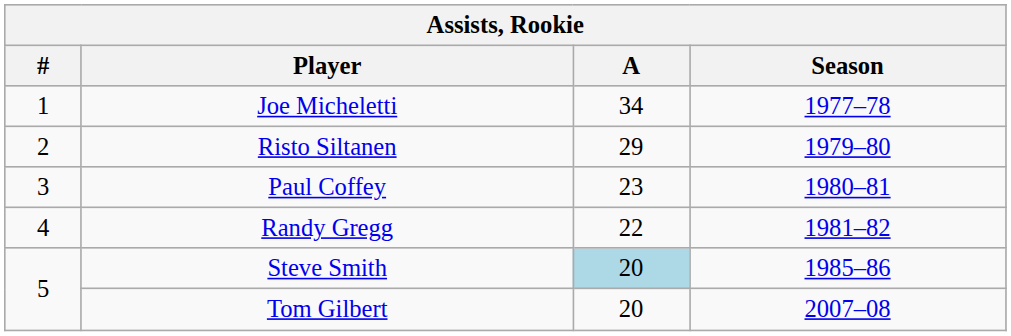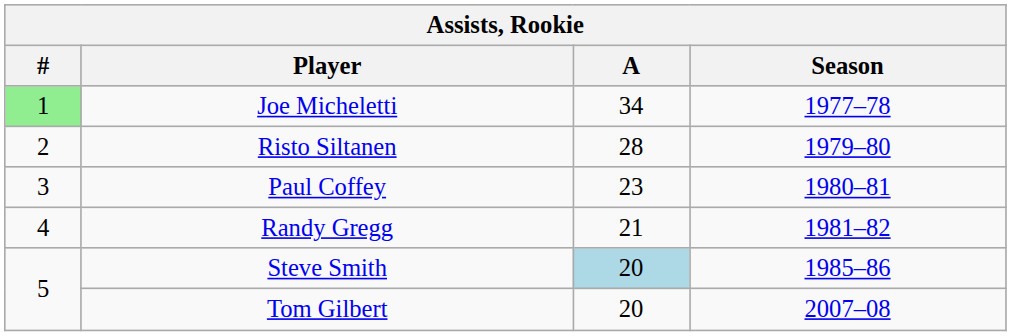(43, 106) no background -> (43, 106) lightgreen background
(631, 146) 29 -> (631, 146) 28
(631, 227) 22 -> (631, 227) 21
